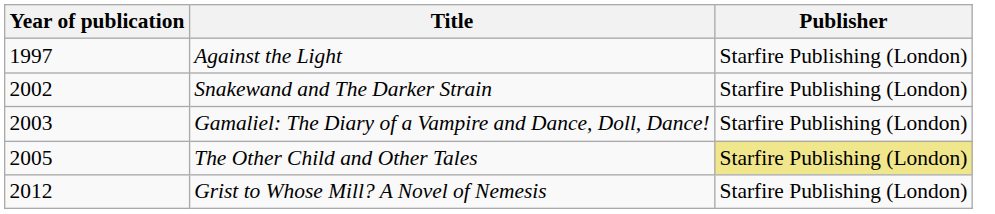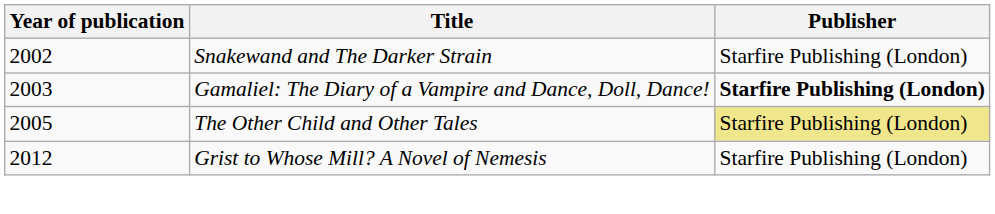- row: (268, 55)
(843, 123) normal -> (852, 89) bold
